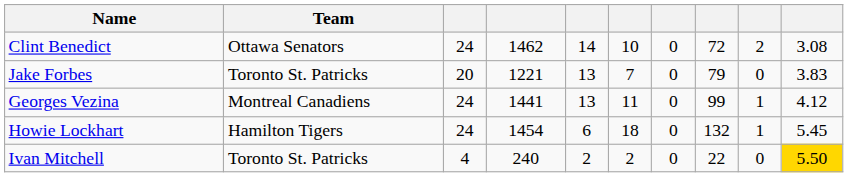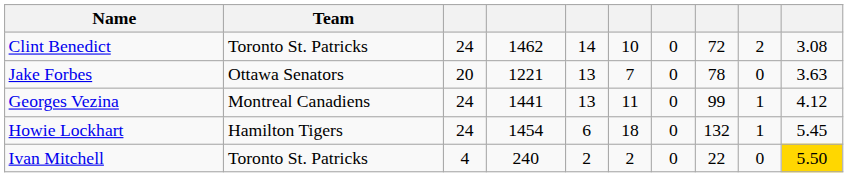(286, 46) Ottawa Senators -> (298, 46) Toronto St. Patricks
(298, 74) Toronto St. Patricks -> (286, 74) Ottawa Senators
(717, 74) 79 -> (717, 74) 78
(812, 74) 3.83 -> (812, 74) 3.63
